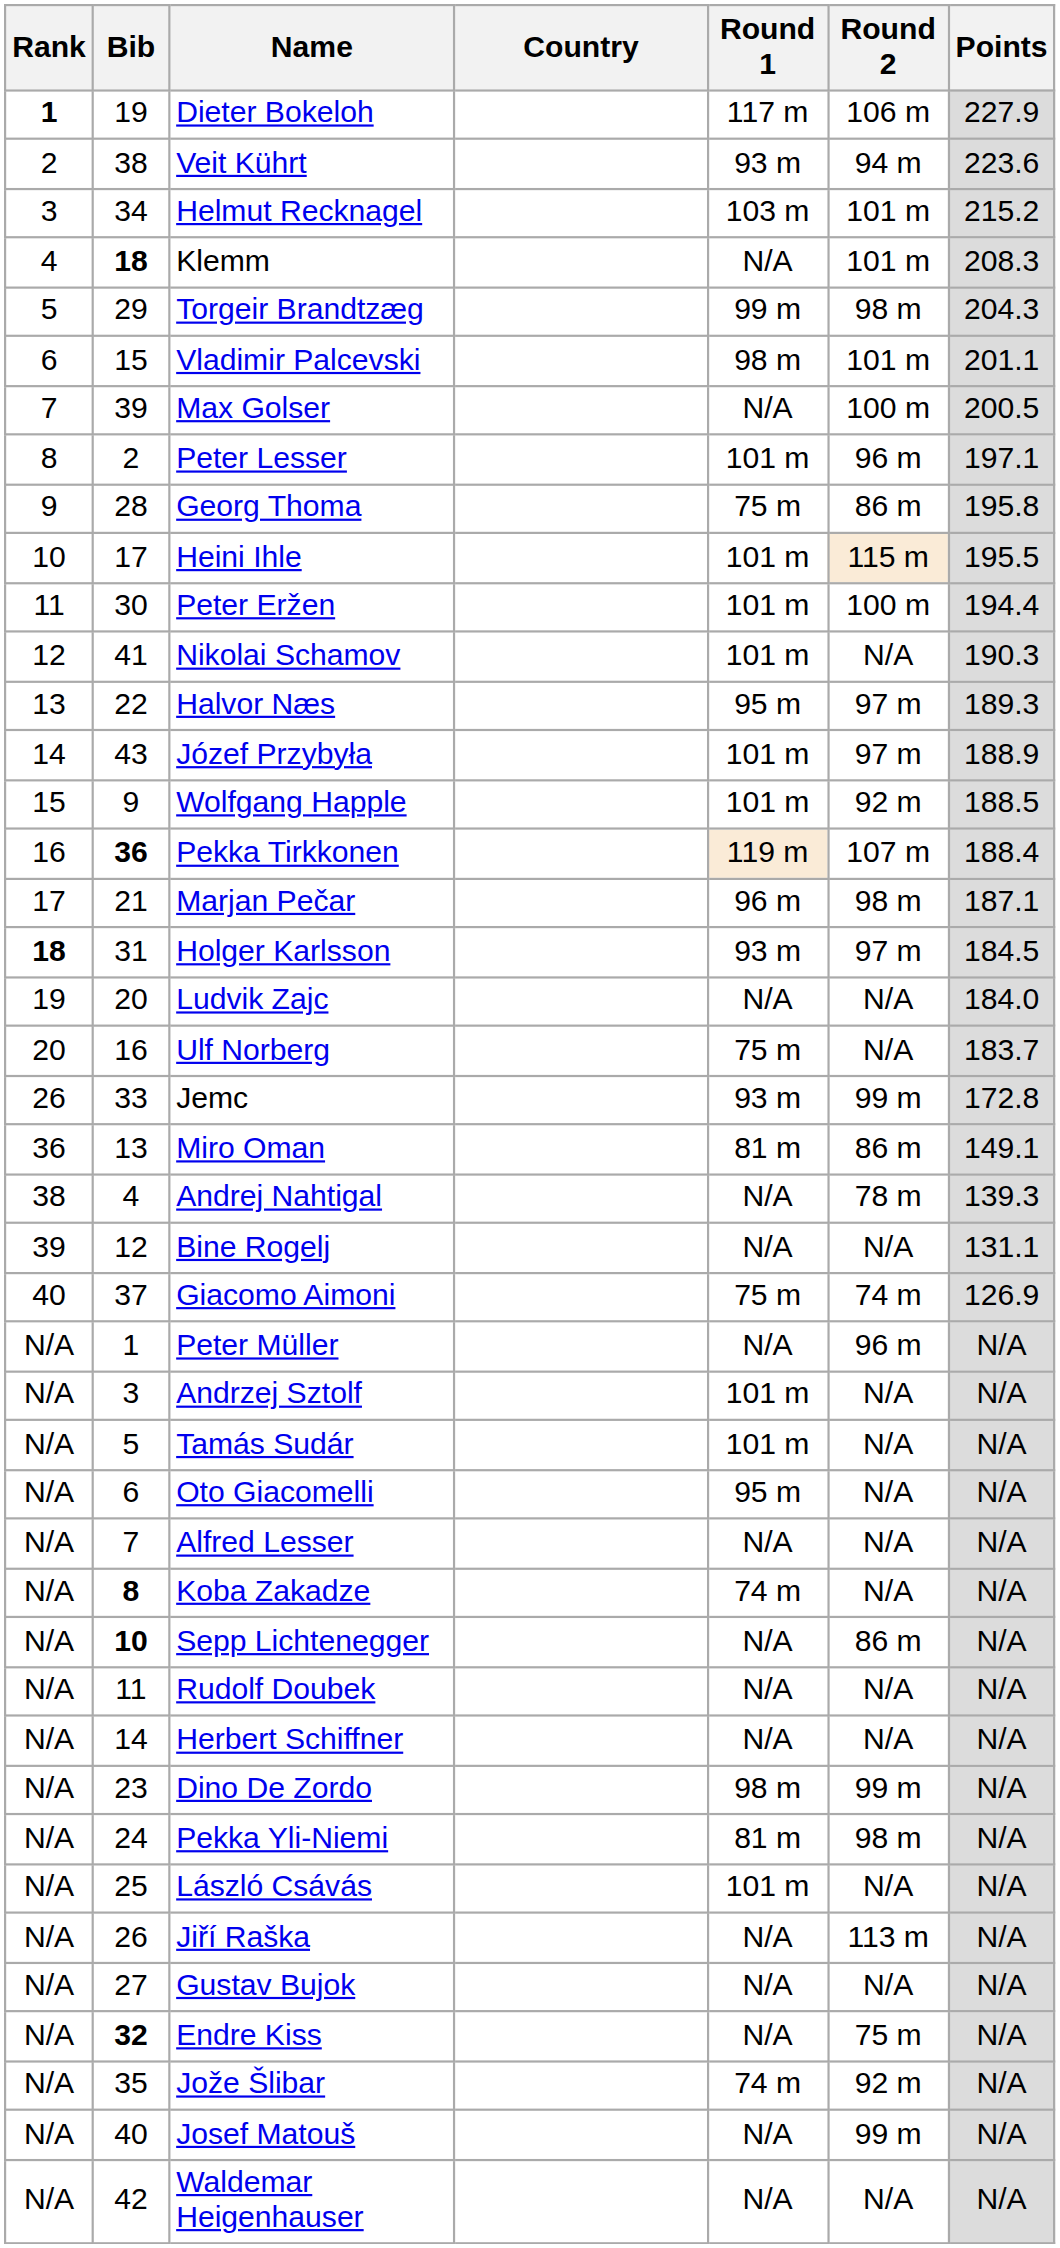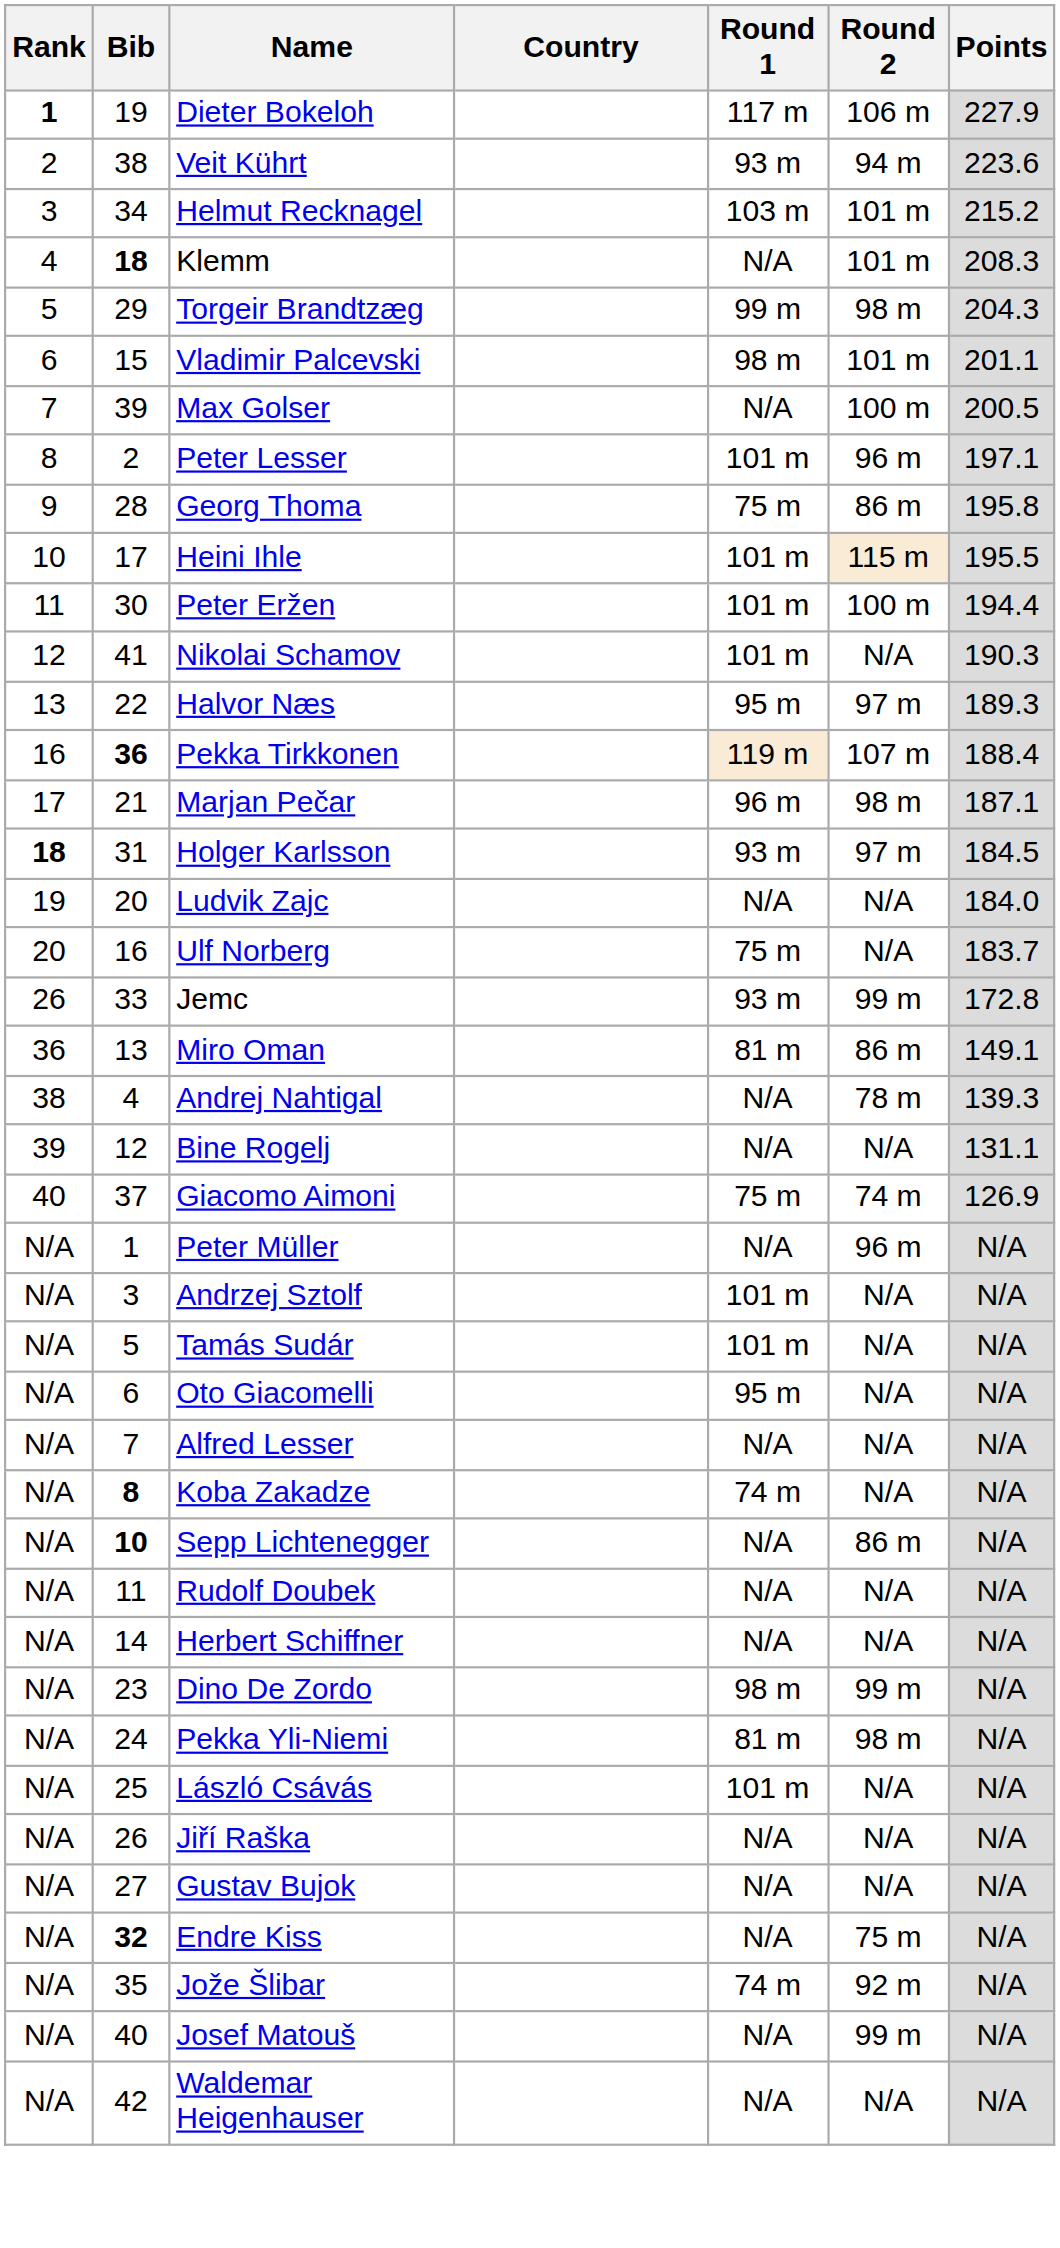- row: (274, 753)
- row: (291, 803)
(888, 1936) 113 m -> (888, 1837) N/A
